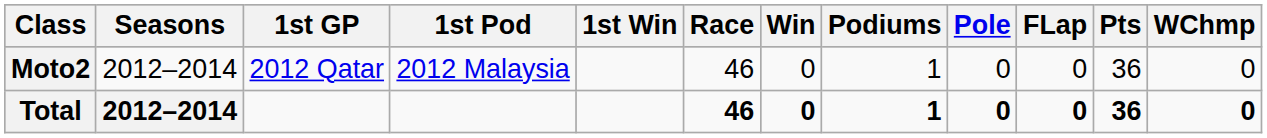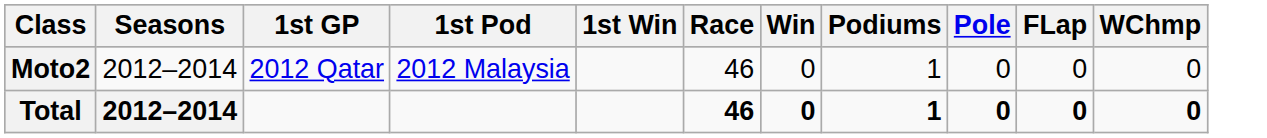- column: (1121, 25)
